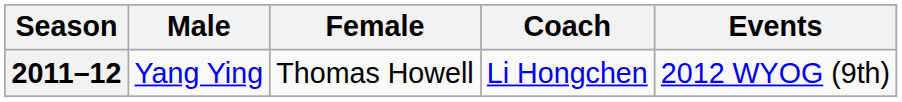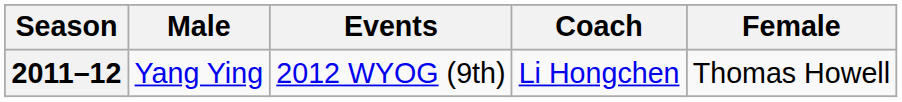columns swapped: (375, 27) <-> (775, 27)
